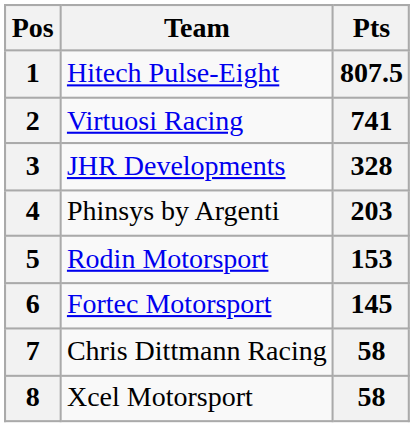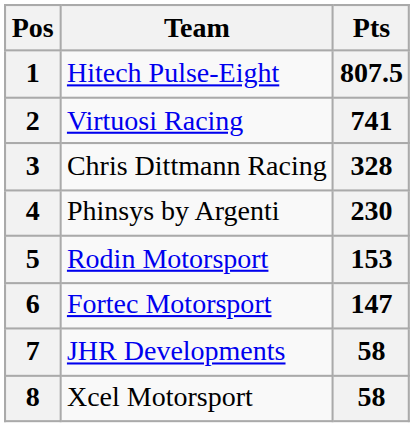(176, 165) JHR Developments -> (197, 165) Chris Dittmann Racing
(371, 212) 203 -> (371, 212) 230
(371, 304) 145 -> (371, 304) 147
(197, 350) Chris Dittmann Racing -> (176, 350) JHR Developments
